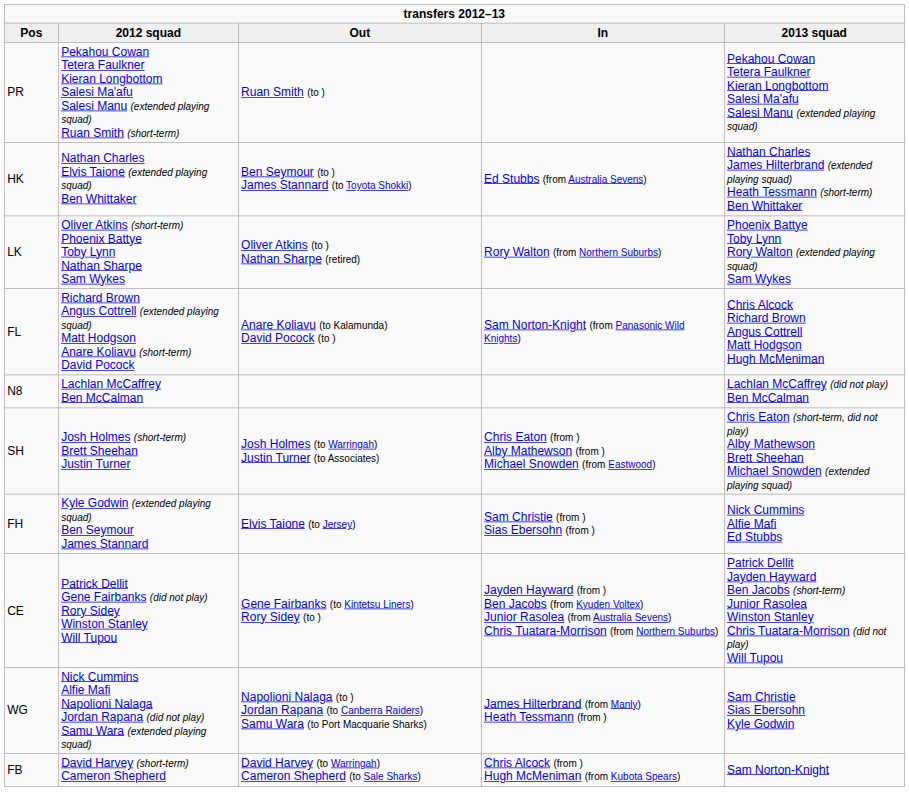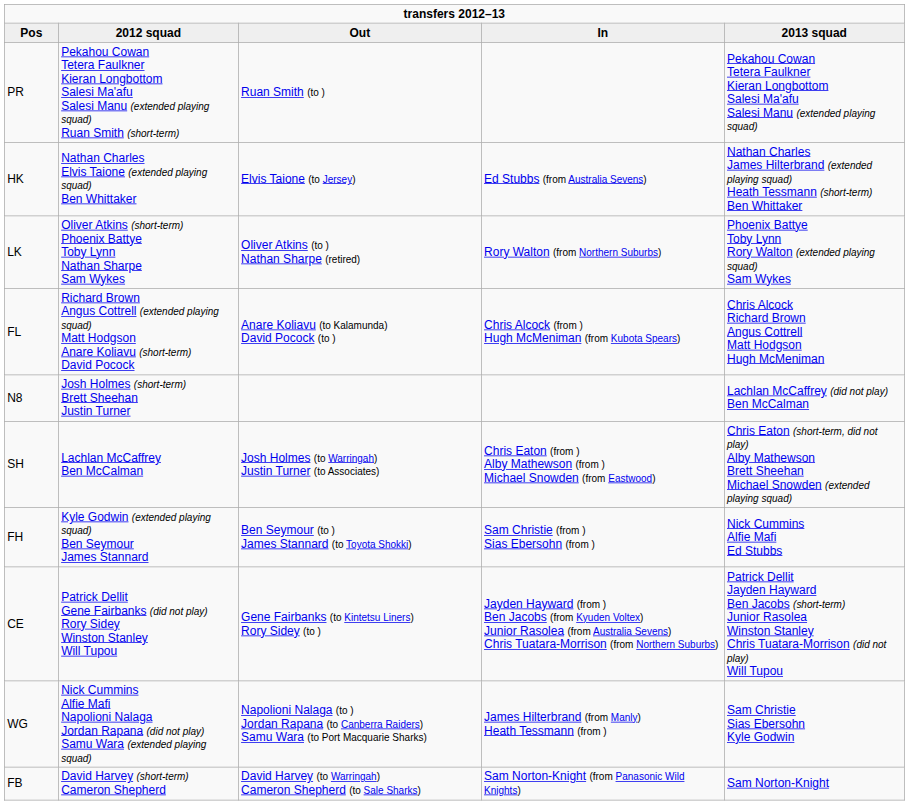(326, 179) Ben Seymour (to ) James Stannard (to Toyota Shokki) -> (298, 179) Elvis Taione (to Jersey)
(584, 331) Sam Norton-Knight (from Panasonic Wild Knights) -> (582, 331) Chris Alcock (from ) Hugh McMeniman (from Kubota Spears)
(111, 391) Lachlan McCaffrey Ben McCalman -> (124, 398) Josh Holmes (short-term) Brett Sheehan Justin Turner
(124, 450) Josh Holmes (short-term) Brett Sheehan Justin Turner -> (111, 464) Lachlan McCaffrey Ben McCalman
(298, 524) Elvis Taione (to Jersey) -> (326, 537) Ben Seymour (to ) James Stannard (to Toyota Shokki)
(582, 770) Chris Alcock (from ) Hugh McMeniman (from Kubota Spears) -> (584, 783) Sam Norton-Knight (from Panasonic Wild Knights)
